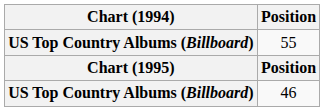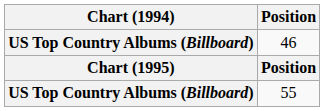rows swapped: (289, 93) <-> (289, 42)
